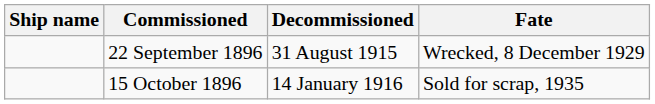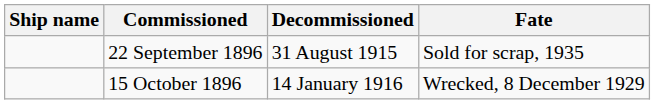(534, 51) Wrecked, 8 December 1929 -> (503, 51) Sold for scrap, 1935
(503, 83) Sold for scrap, 1935 -> (534, 83) Wrecked, 8 December 1929
